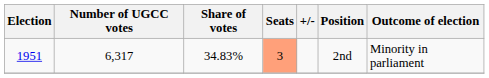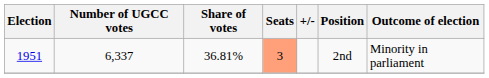(119, 55) 6,317 -> (119, 55) 6,337
(223, 55) 34.83% -> (223, 55) 36.81%
